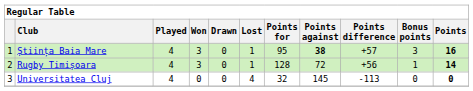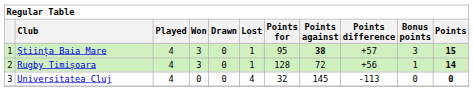(451, 51) 16 -> (451, 51) 15
